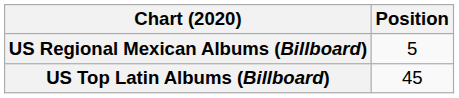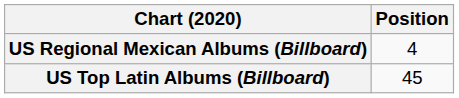(412, 48) 5 -> (412, 48) 4
